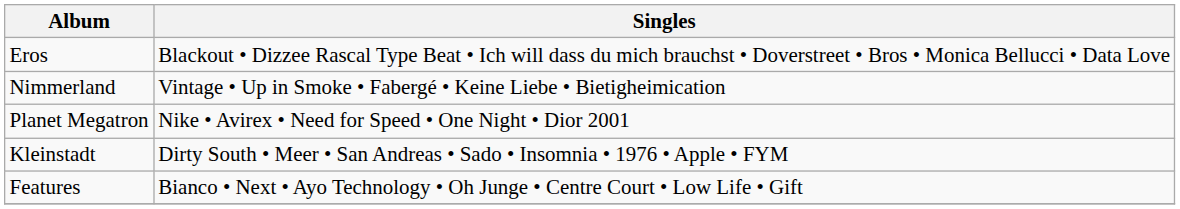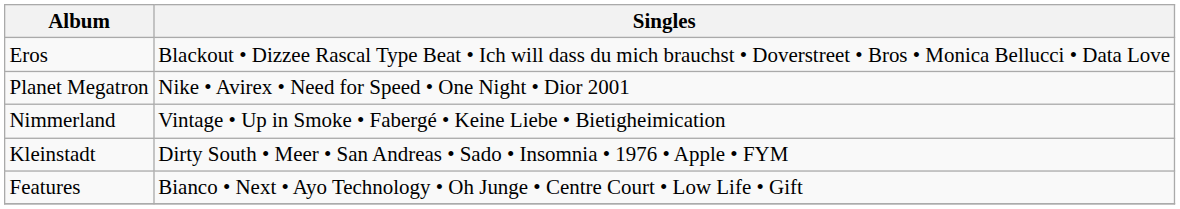rows swapped: (79, 120) <-> (62, 87)
